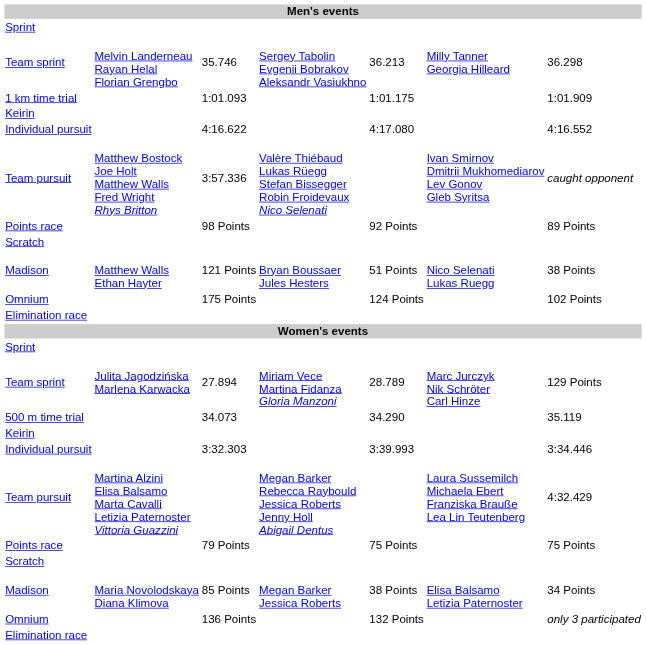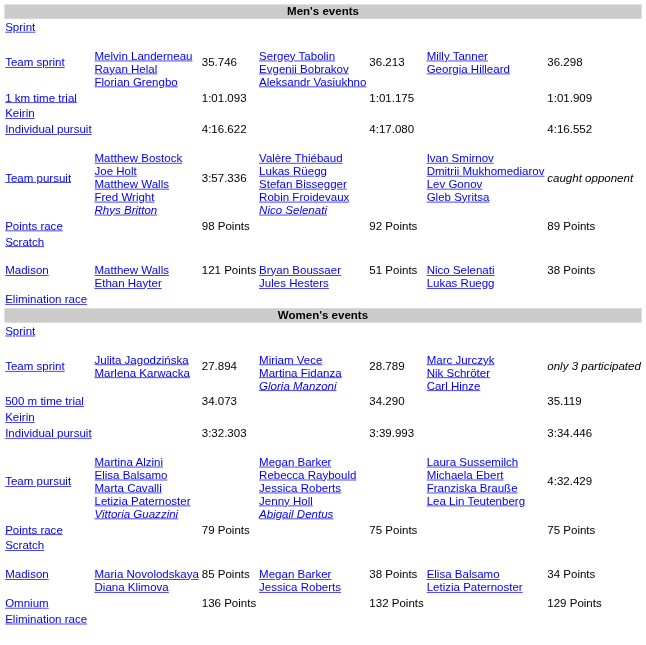- row: (27, 299)
(575, 382) 129 Points -> (594, 366) only 3 participated
(594, 619) only 3 participated -> (575, 603) 129 Points
